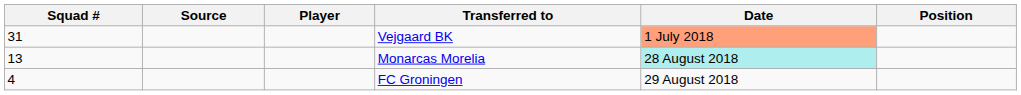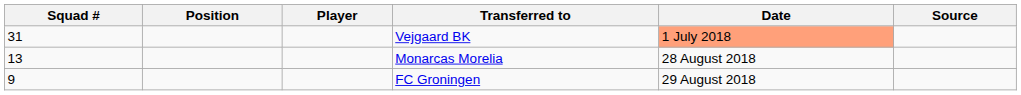columns swapped: (946, 15) <-> (204, 15)
(691, 58) paleturquoise background -> (709, 58) no background
(11, 80) 4 -> (11, 80) 9
